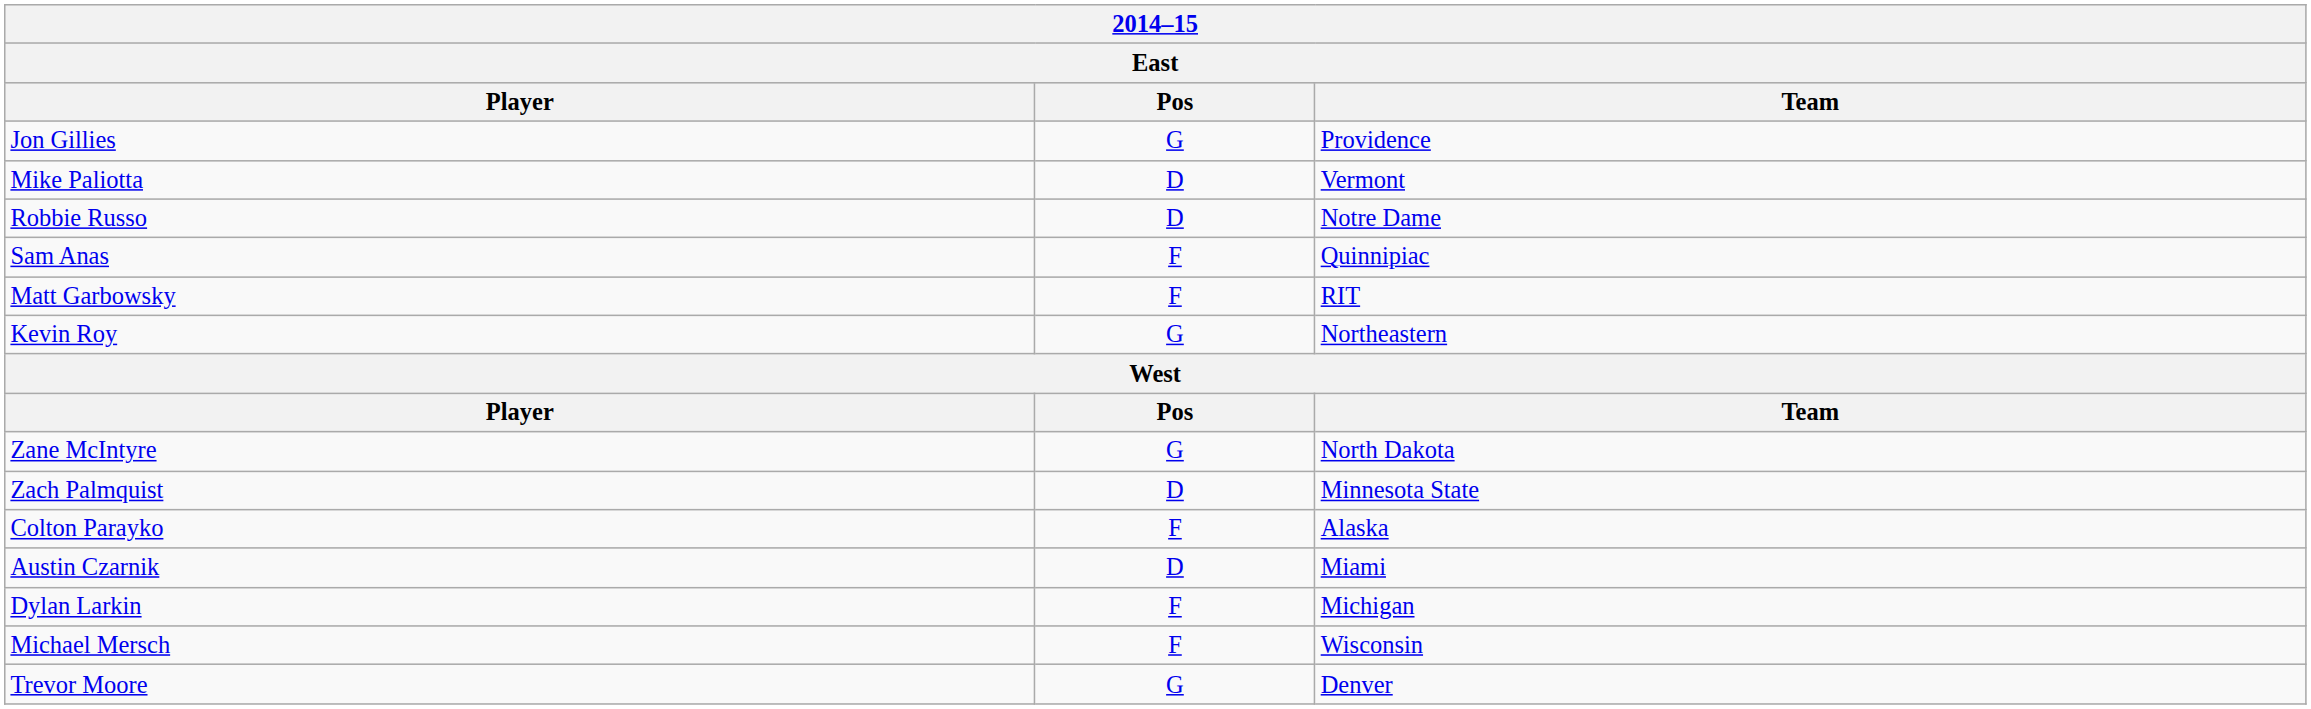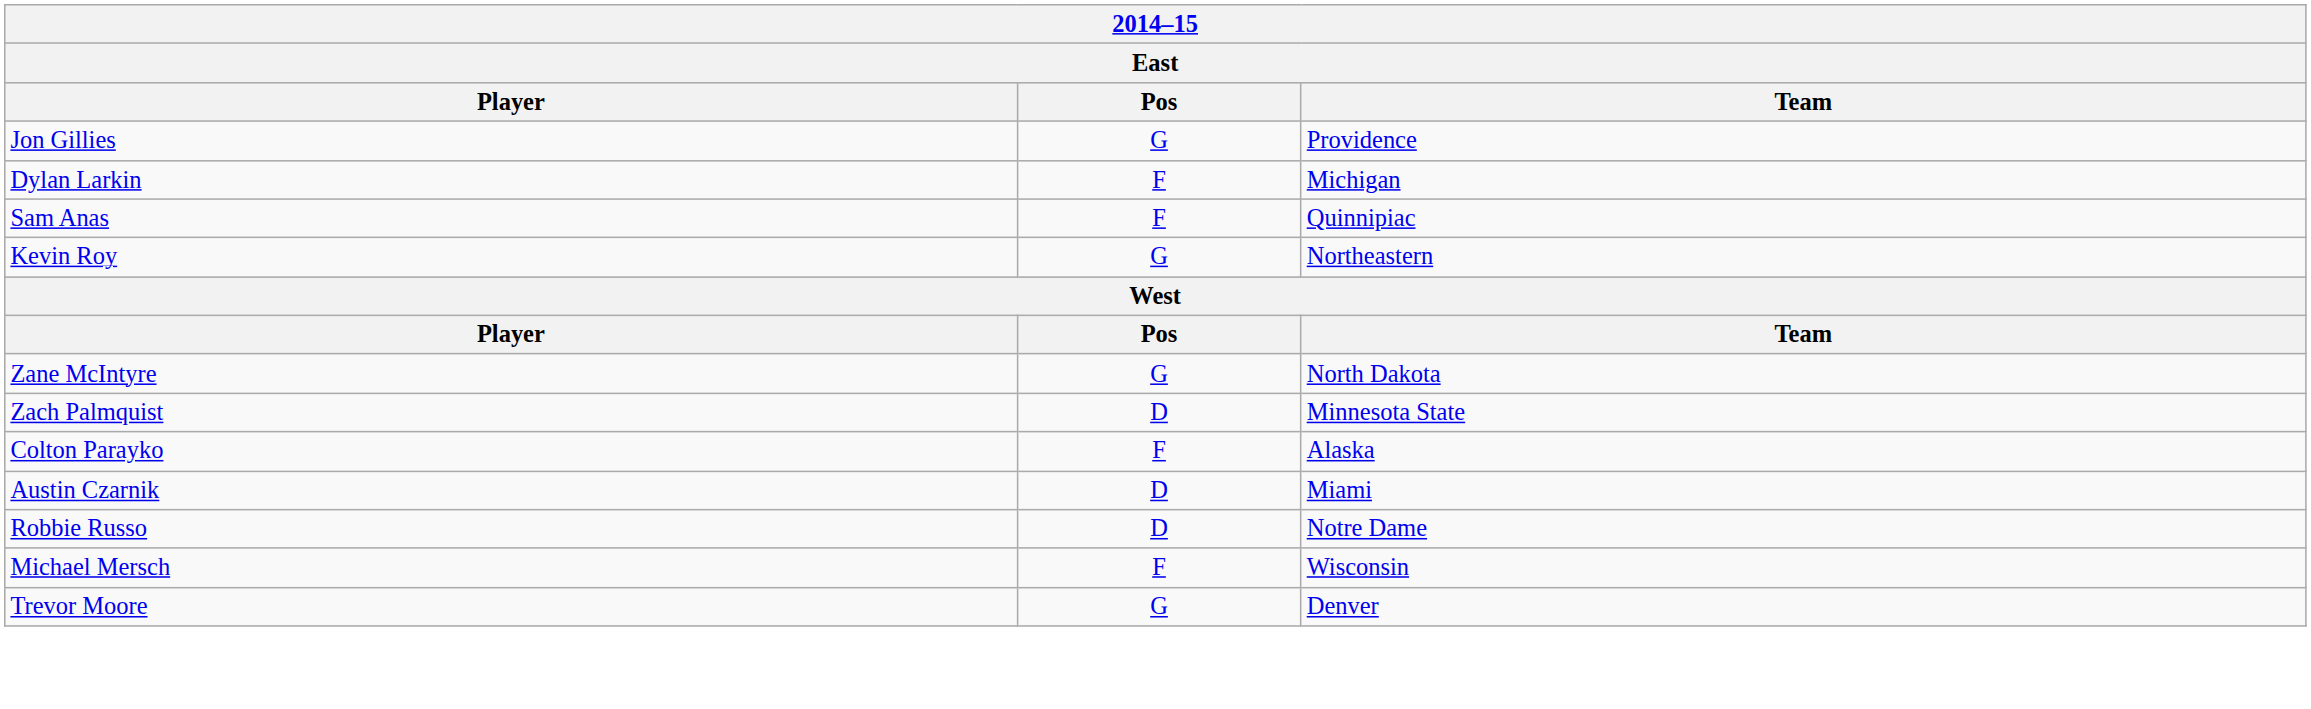- row: (77, 179)
rows swapped: (79, 218) <-> (76, 606)
- row: (93, 295)
